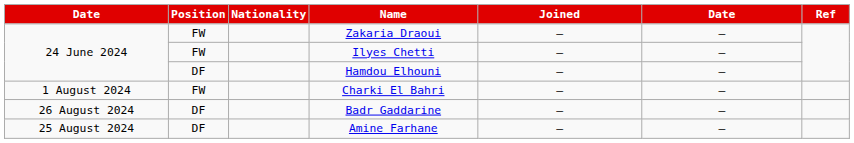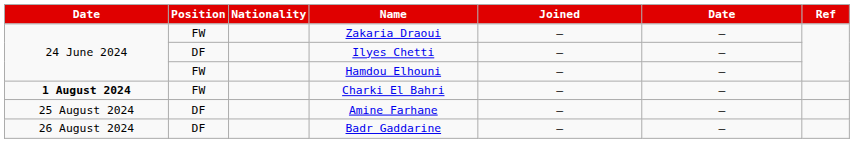(198, 52) FW -> (198, 52) DF
(198, 71) DF -> (198, 71) FW
(86, 90) normal -> (86, 90) bold
rows swapped: (393, 128) <-> (393, 109)
